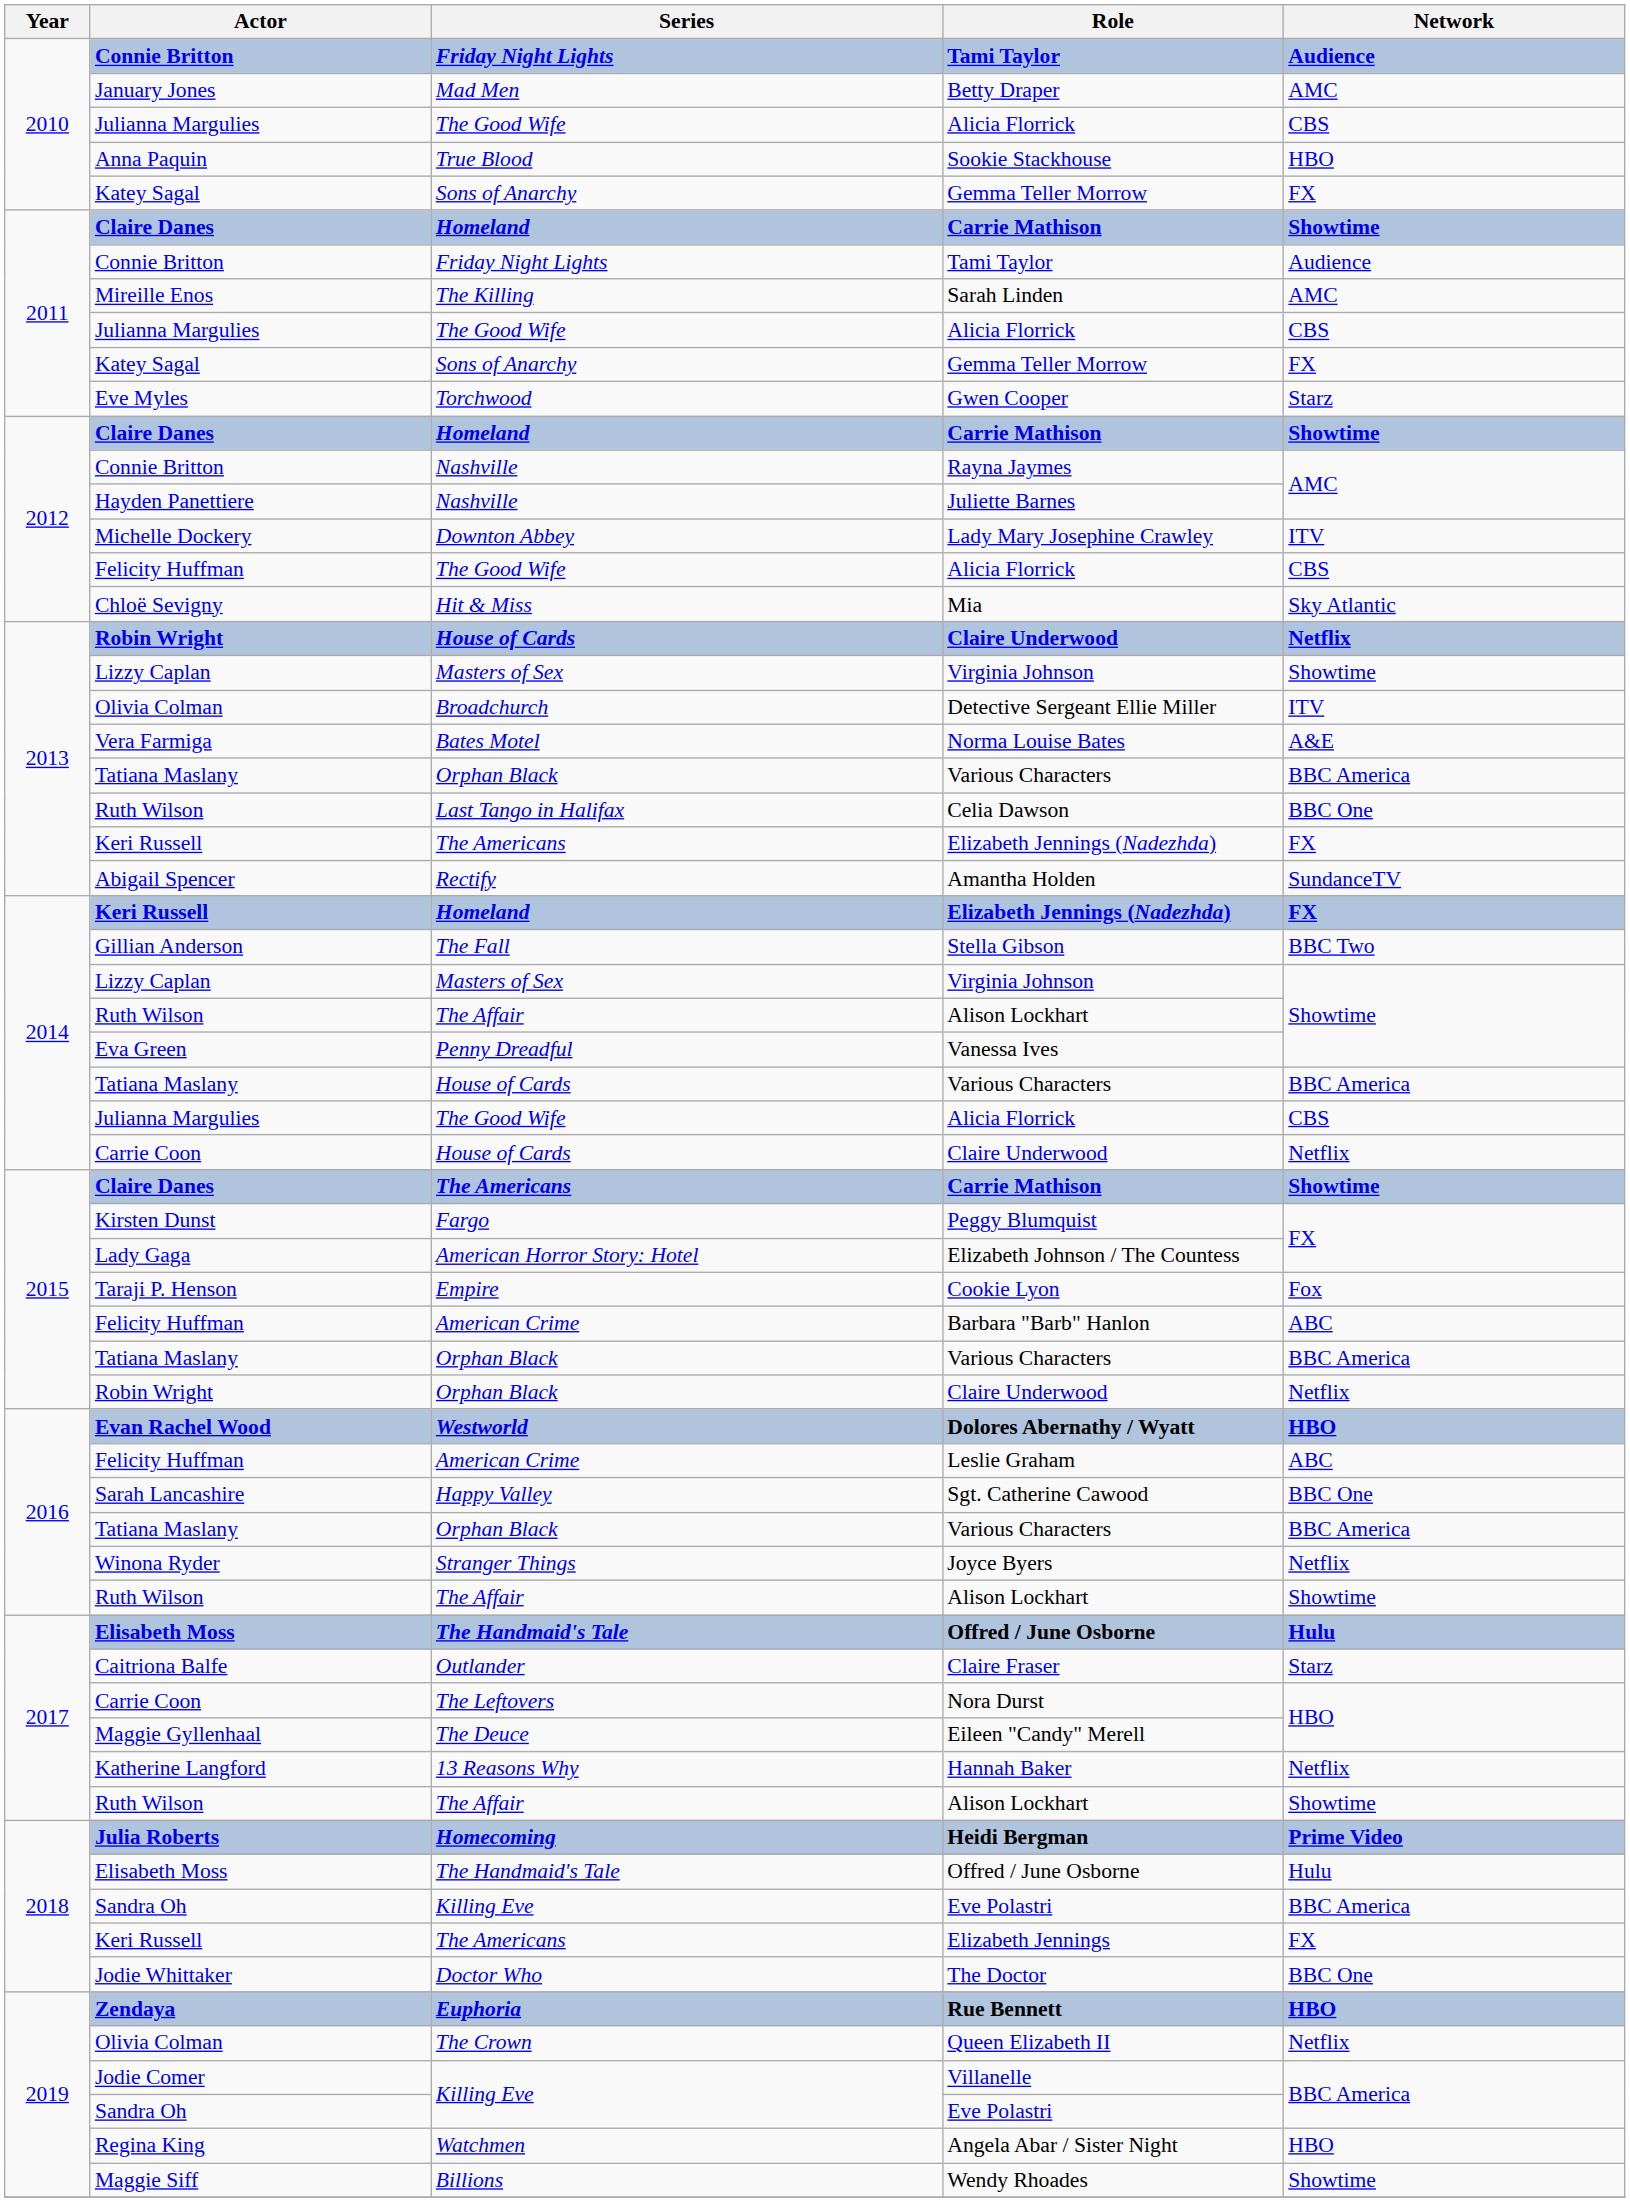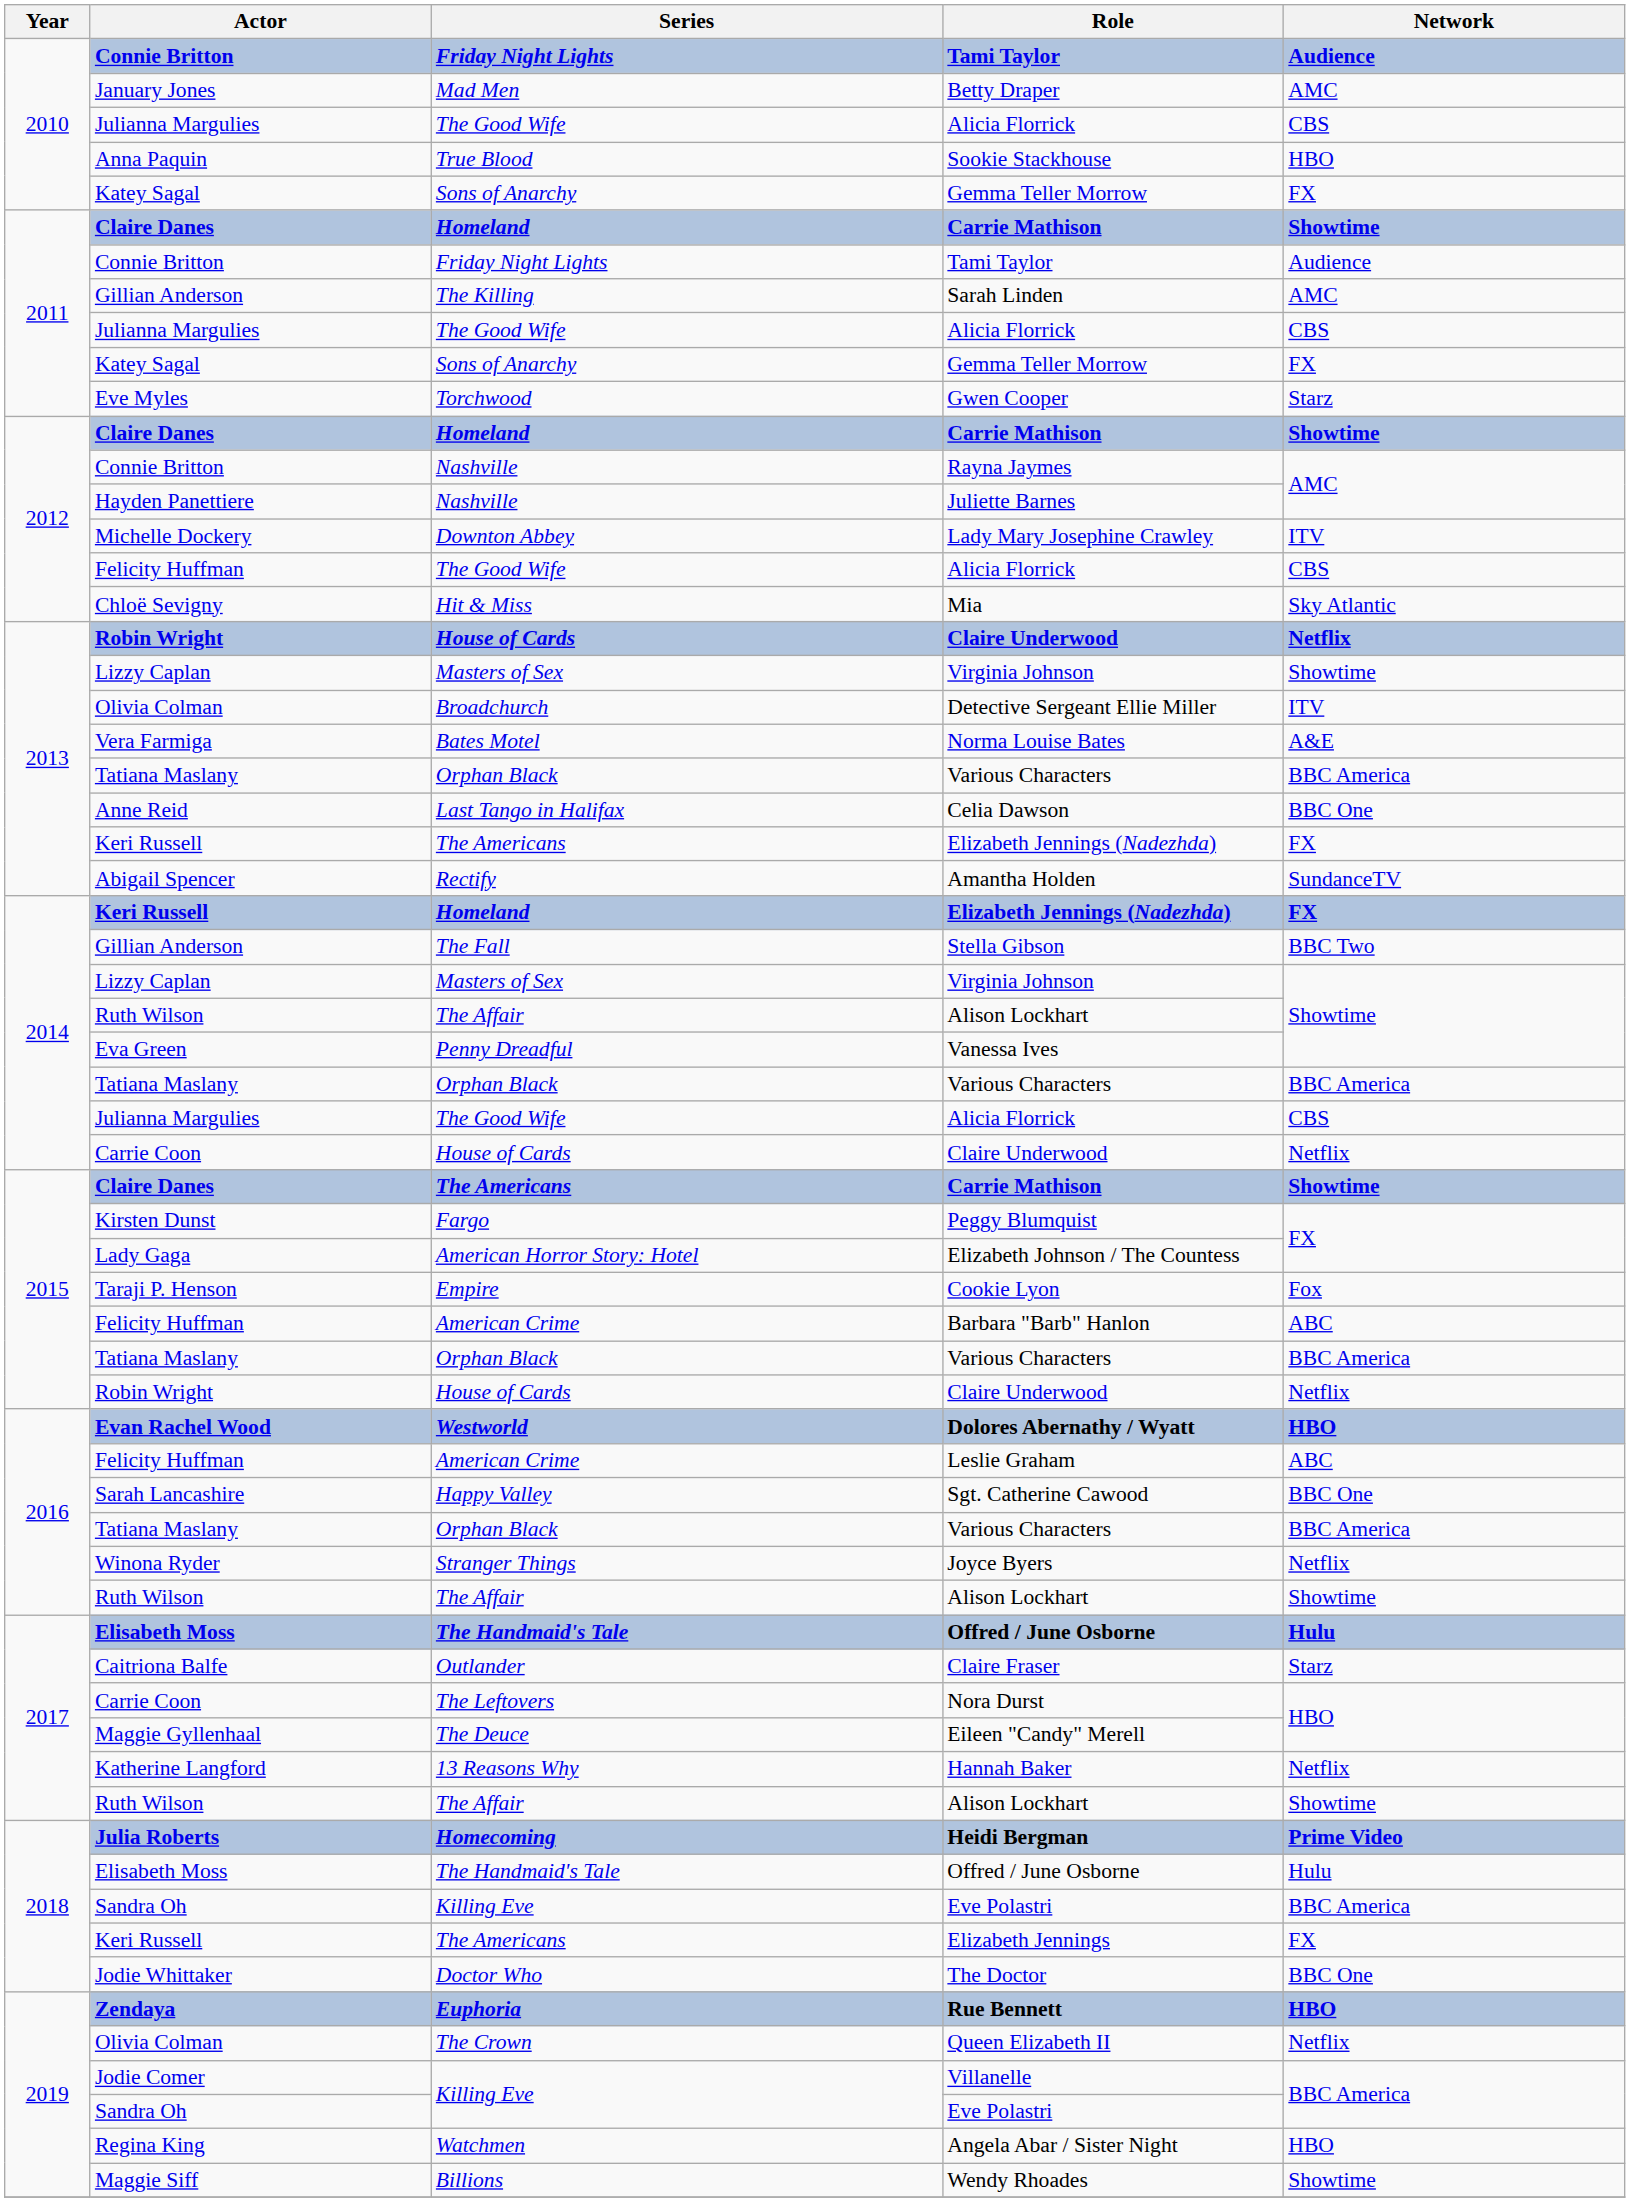(154, 295) Mireille Enos -> (169, 295) Gillian Anderson
(149, 809) Ruth Wilson -> (141, 809) Anne Reid
(503, 1083) House of Cards -> (497, 1083) Orphan Black
(497, 1391) Orphan Black -> (503, 1391) House of Cards
